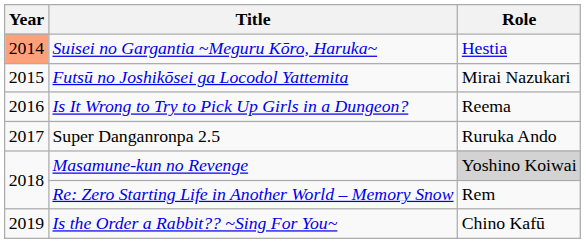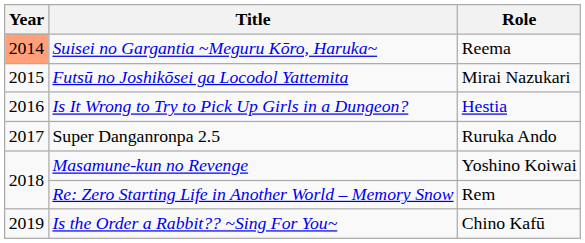(484, 48) Hestia -> (486, 48) Reema
(486, 107) Reema -> (484, 107) Hestia
(519, 165) lightgrey background -> (519, 165) no background
